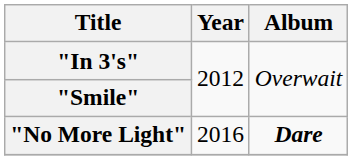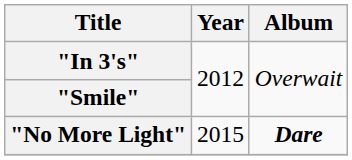(220, 135) 2016 -> (220, 135) 2015
